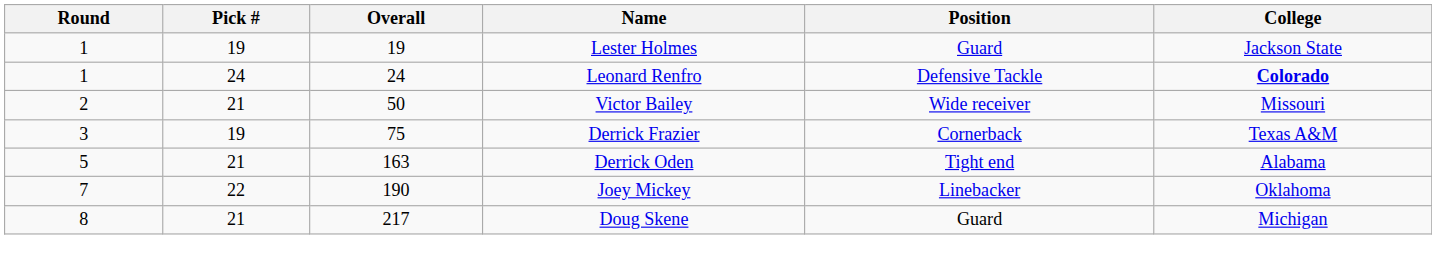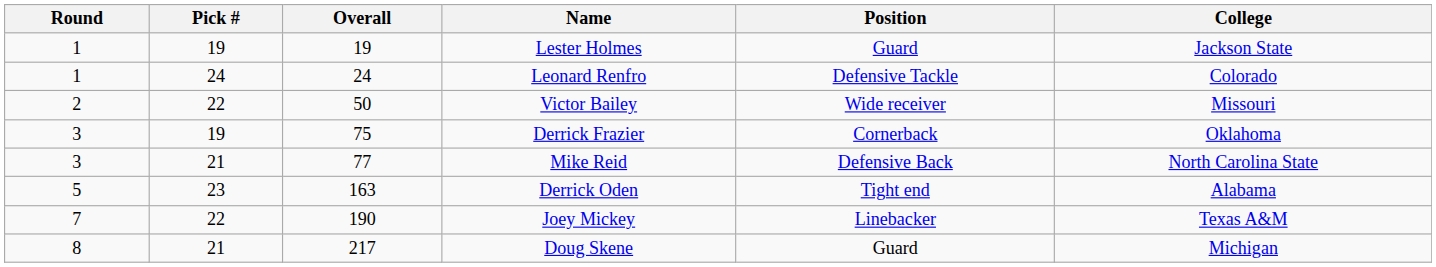(1293, 76) bold -> (1243, 76) normal
(236, 104) 21 -> (216, 104) 22
(1293, 133) Texas A&M -> (1243, 133) Oklahoma
+ row: (589, 162)
(236, 162) 21 -> (216, 190) 23
(1293, 190) Oklahoma -> (1243, 219) Texas A&M
